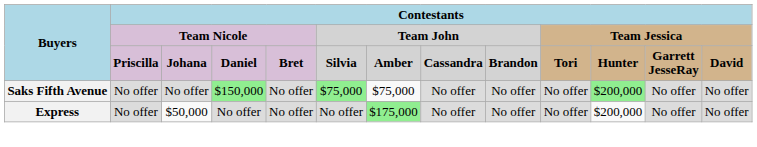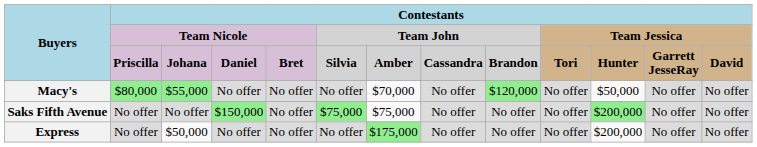+ row: (187, 91)
